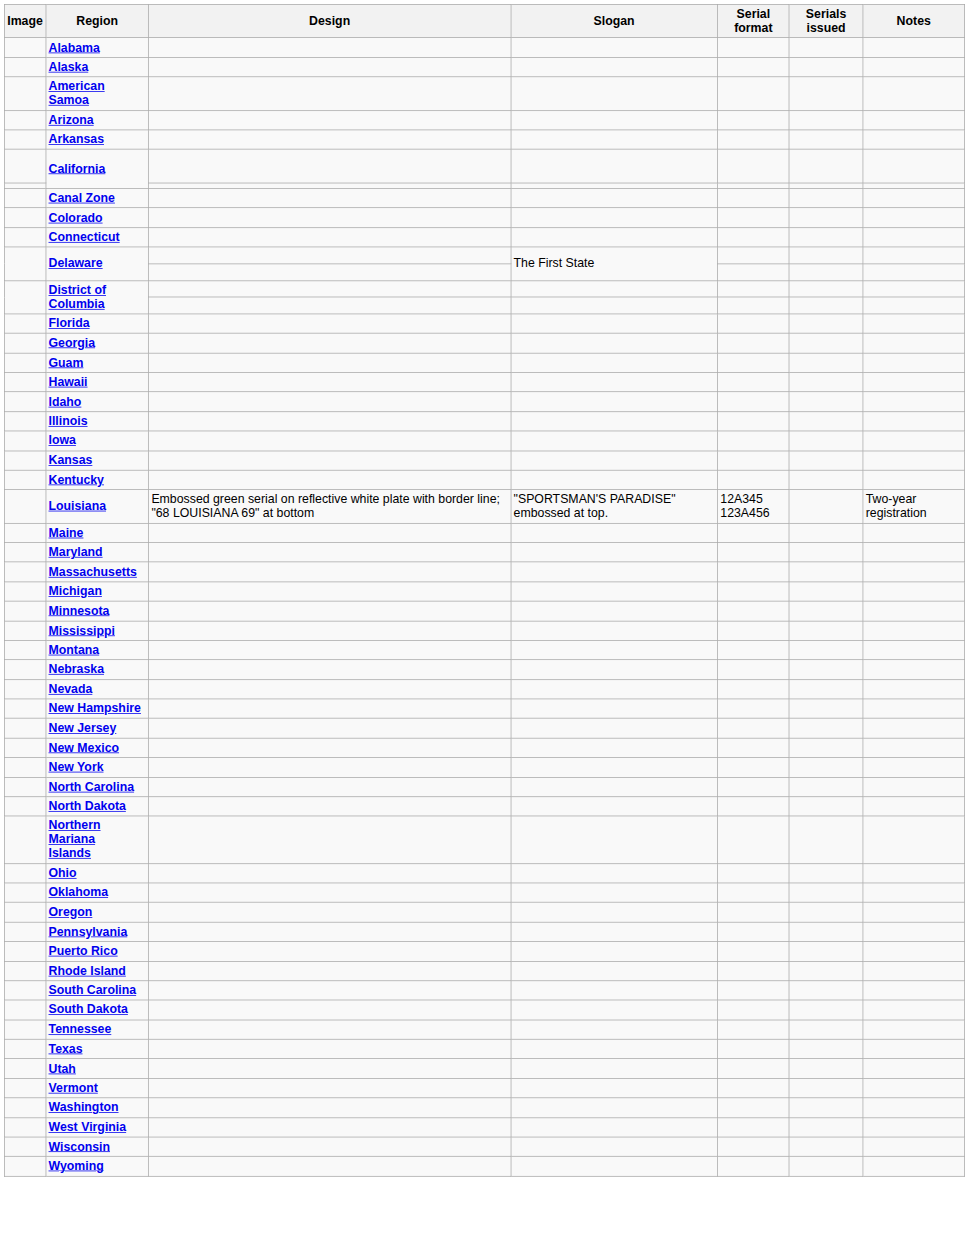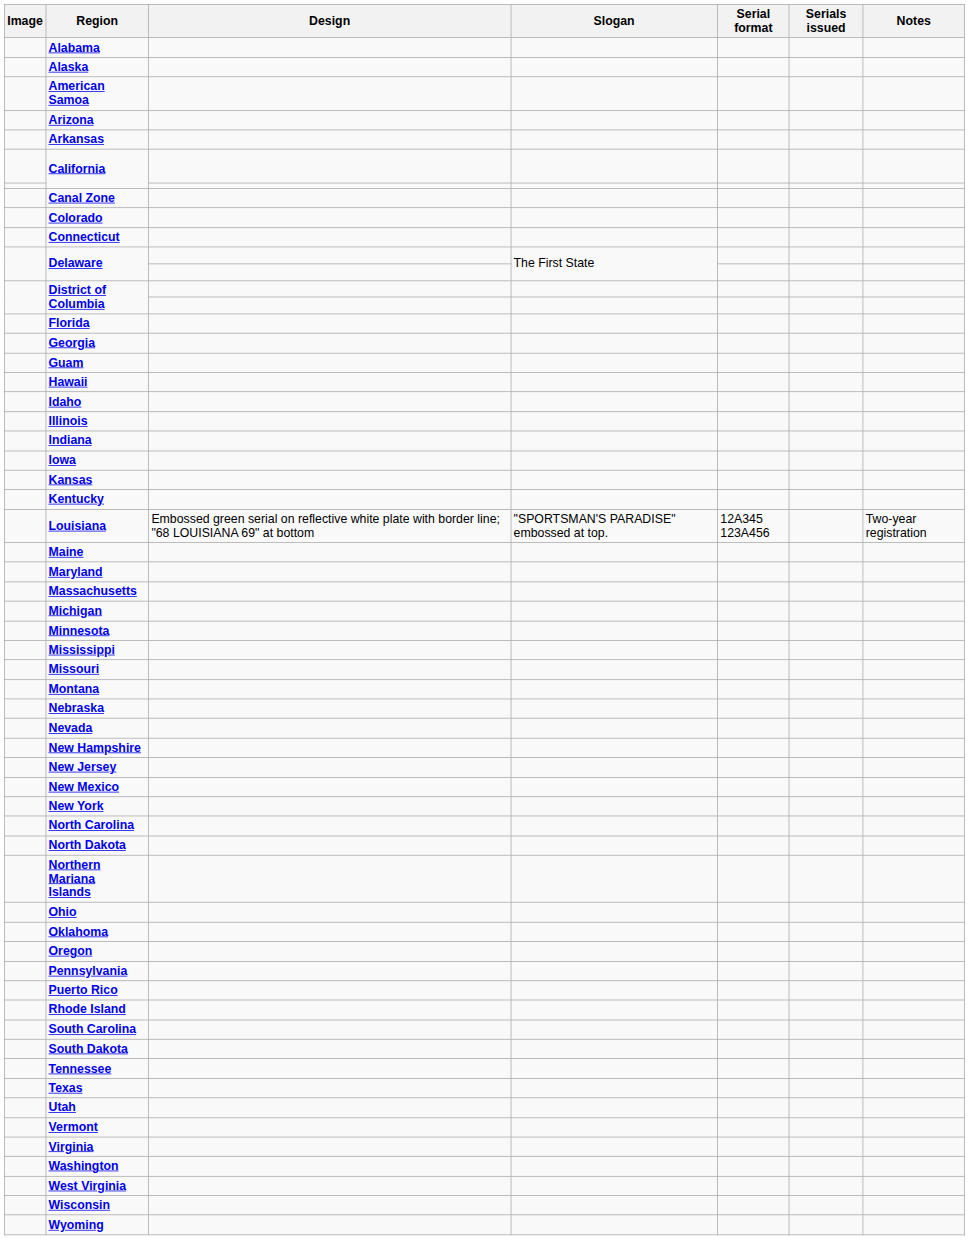+ row: (70, 440)
+ row: (74, 669)
+ row: (71, 1146)
